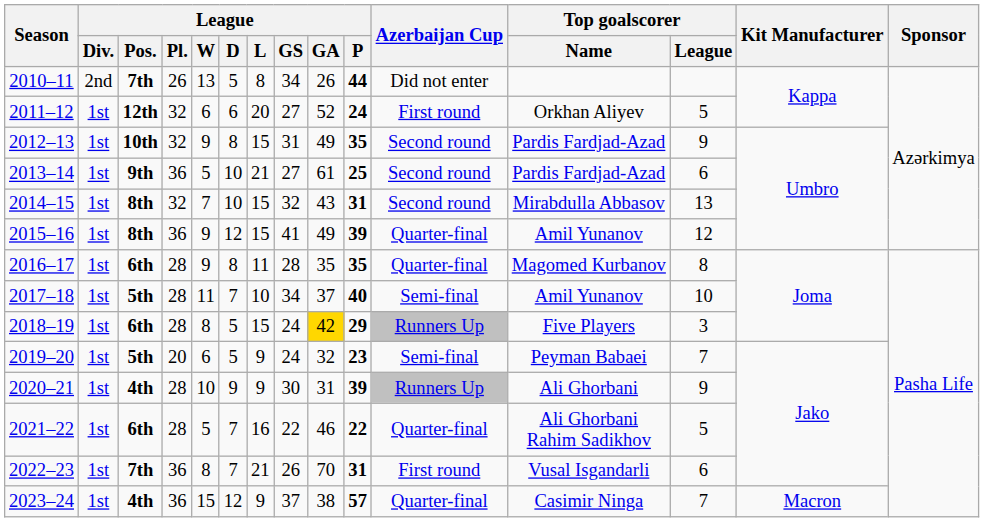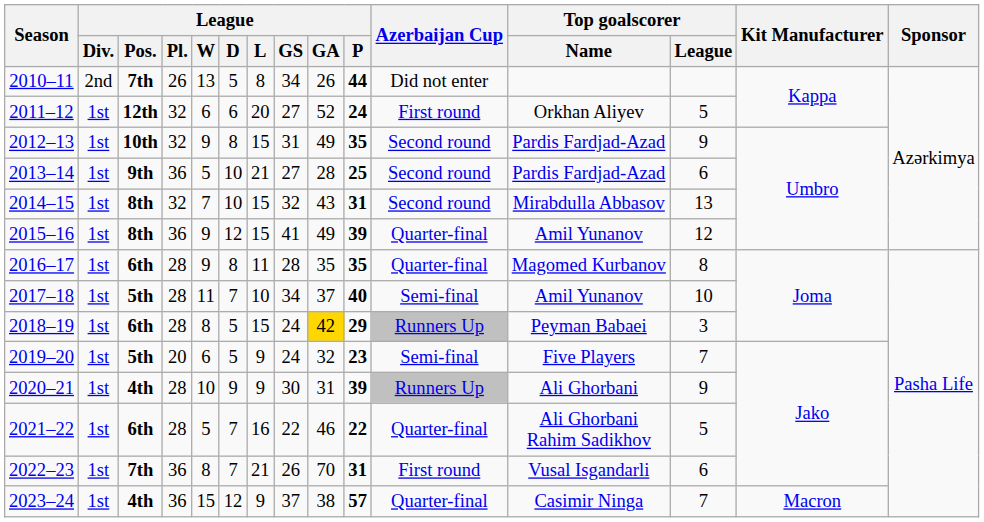(326, 173) 61 -> (326, 173) 28
(589, 326) Five Players -> (589, 326) Peyman Babaei
(589, 357) Peyman Babaei -> (589, 357) Five Players
